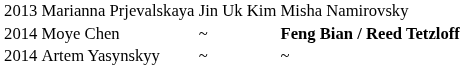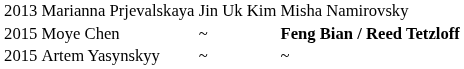(21, 33) 2014 -> (21, 33) 2015
(21, 56) 2014 -> (21, 56) 2015
